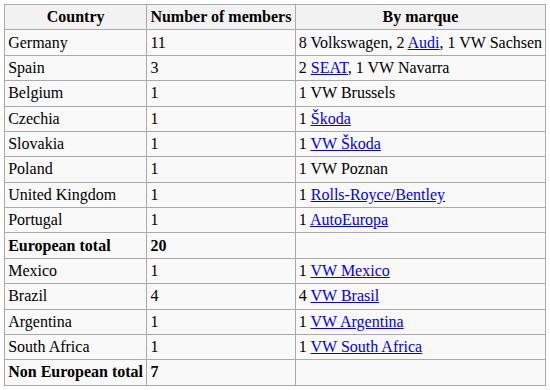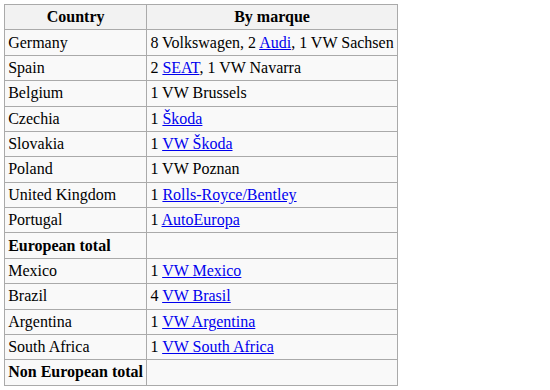- column: (221, 17)
